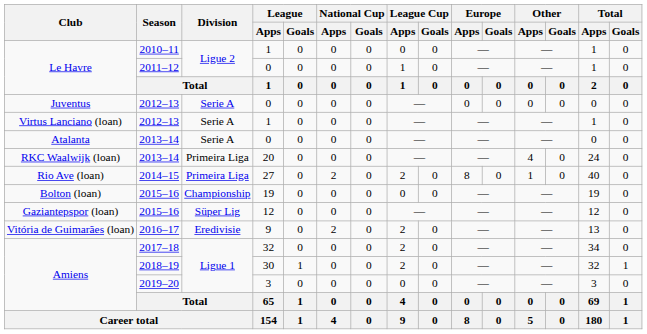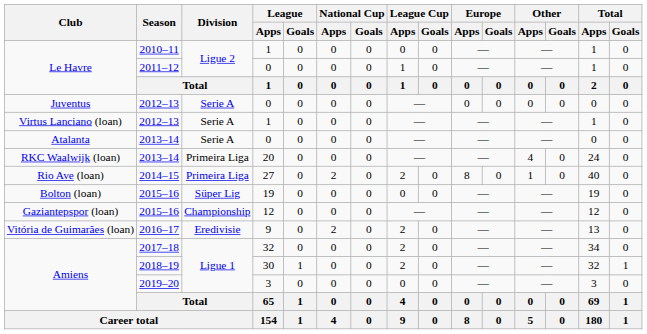(217, 193) Championship -> (217, 193) Süper Lig
(217, 211) Süper Lig -> (217, 211) Championship
